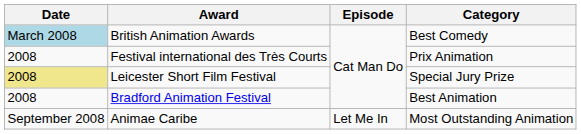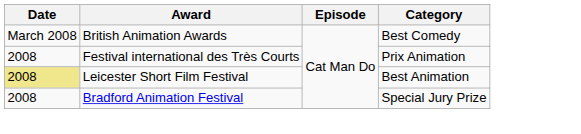(42, 35) lightblue background -> (42, 35) no background
(462, 77) Special Jury Prize -> (425, 77) Best Animation
(453, 98) Best Animation -> (434, 98) Special Jury Prize
- row: (154, 118)
